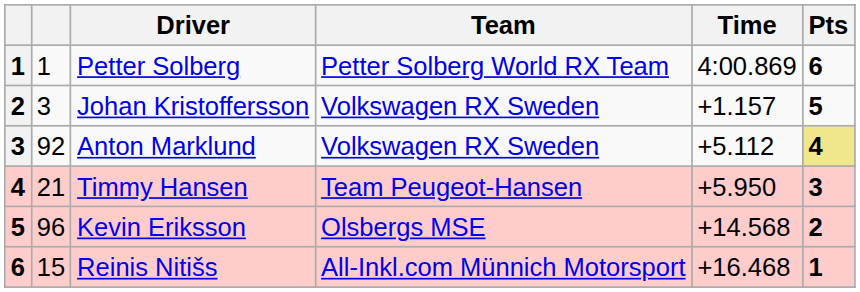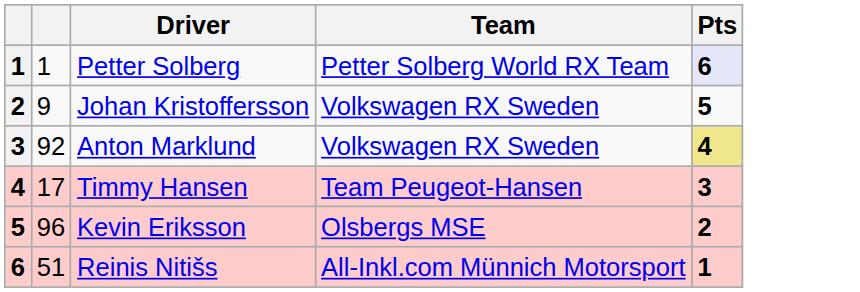- column: (747, 25)
(816, 66) no background -> (704, 66) lavender background
(44, 106) 3 -> (44, 106) 9
(51, 187) 21 -> (51, 187) 17
(51, 268) 15 -> (51, 268) 51
